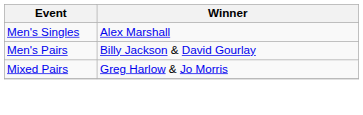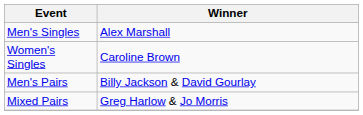+ row: (31, 57)
